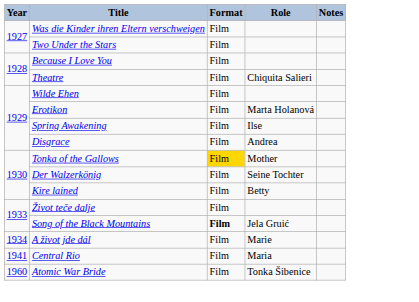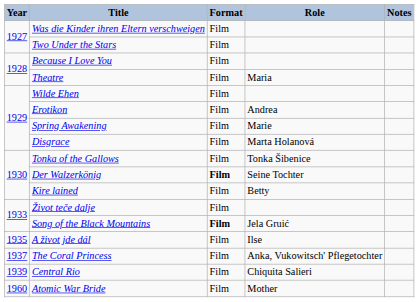(280, 77) Chiquita Salieri -> (260, 77) Maria
(281, 110) Marta Holanová -> (262, 110) Andrea
(255, 126) Ilse -> (260, 126) Marie
(262, 142) Andrea -> (281, 142) Marta Holanová
(219, 158) gold background -> (219, 158) no background
(262, 158) Mother -> (279, 158) Tonka Šibenice
(219, 175) normal -> (220, 175) bold
(17, 239) 1934 -> (17, 239) 1935
(260, 239) Marie -> (255, 239) Ilse
+ row: (72, 256)
(17, 256) 1941 -> (17, 272) 1939
(260, 256) Maria -> (280, 272) Chiquita Salieri
(279, 272) Tonka Šibenice -> (262, 288) Mother
